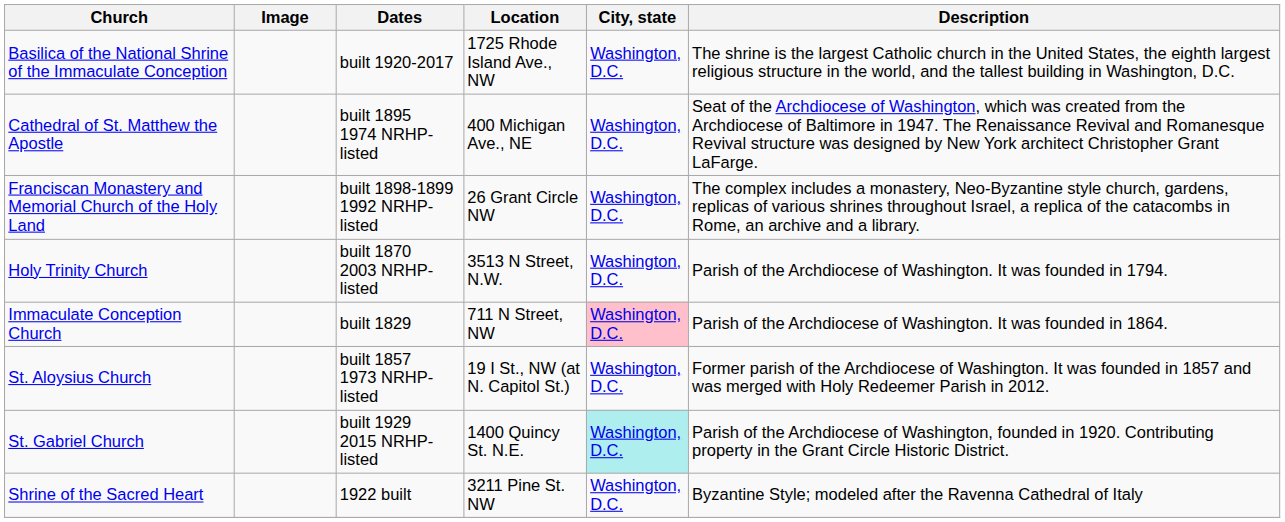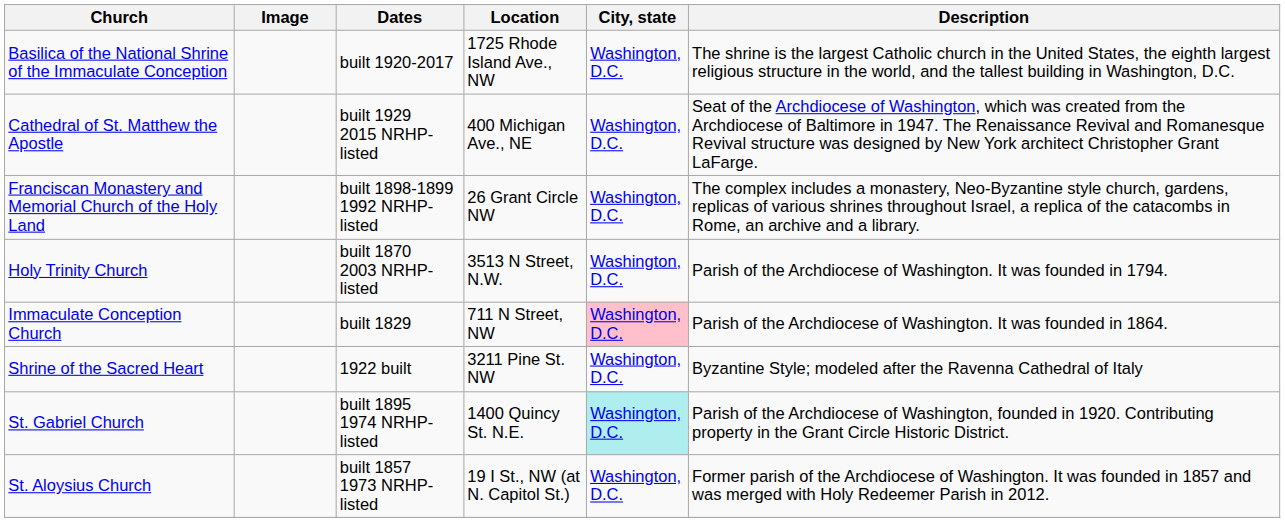(386, 134) built 1895 1974 NRHP-listed -> (386, 134) built 1929 2015 NRHP-listed
rows swapped: (80, 378) <-> (106, 495)
(386, 441) built 1929 2015 NRHP-listed -> (386, 423) built 1895 1974 NRHP-listed
